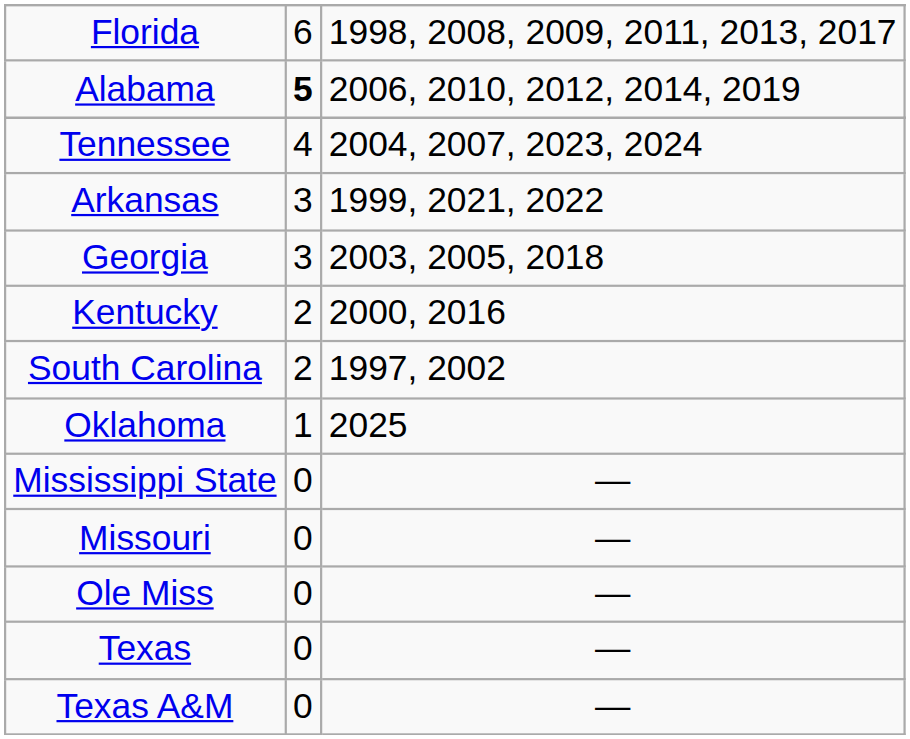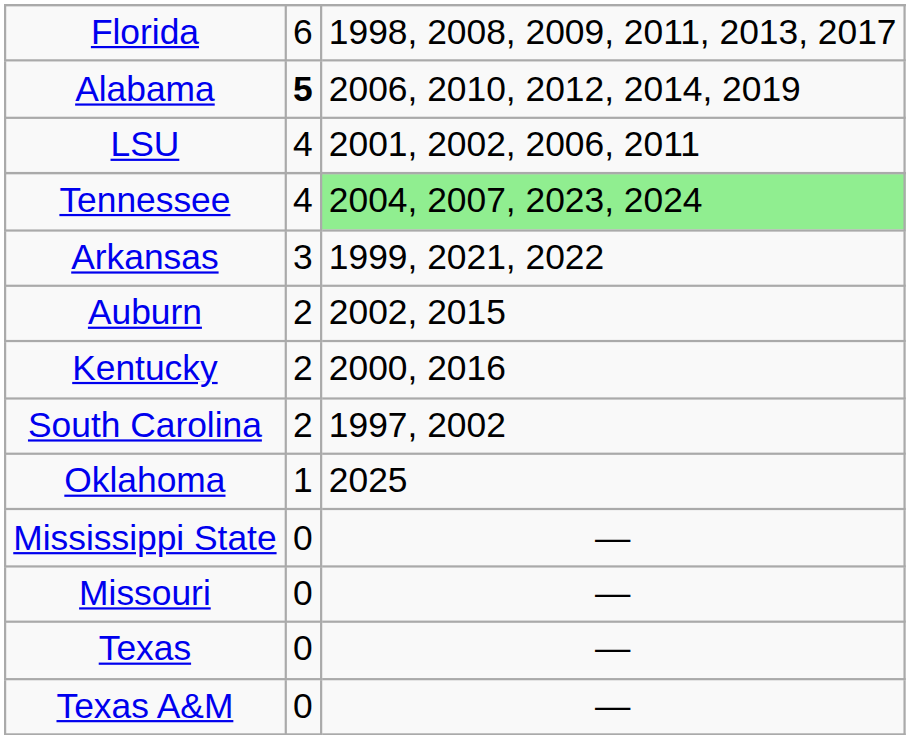+ row: (145, 144)
(516, 144) no background -> (516, 200) lightgreen background
- row: (145, 256)
+ row: (145, 312)
- row: (145, 593)
